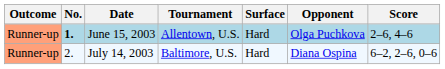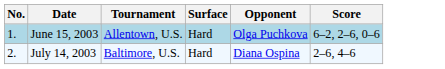- column: (33, 13)
(69, 33) bold -> (12, 33) normal
(392, 33) 2–6, 4–6 -> (347, 33) 6–2, 2–6, 0–6
(404, 53) 6–2, 2–6, 0–6 -> (334, 53) 2–6, 4–6
